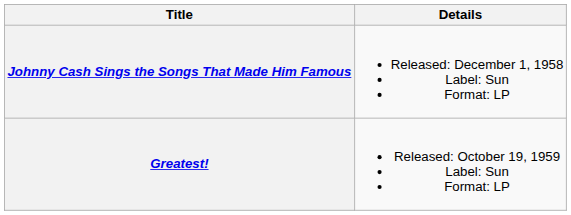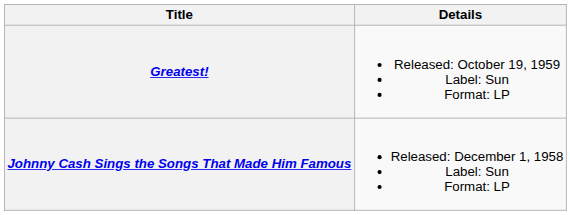rows swapped: (179, 71) <-> (179, 164)
